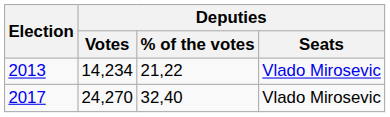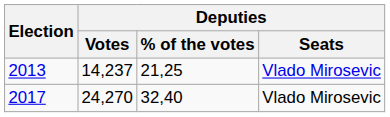(107, 71) 14,234 -> (107, 71) 14,237
(162, 71) 21,22 -> (162, 71) 21,25
